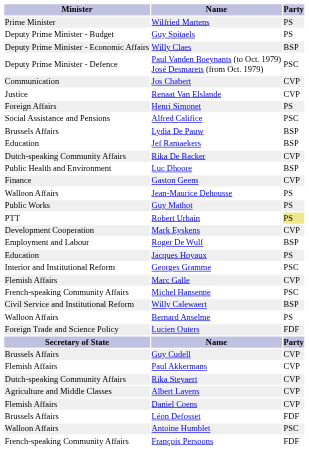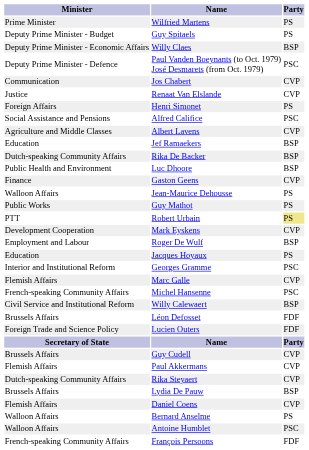rows swapped: (176, 391) <-> (178, 131)
(292, 156) CVP -> (291, 156) BSP
rows swapped: (176, 416) <-> (181, 317)
